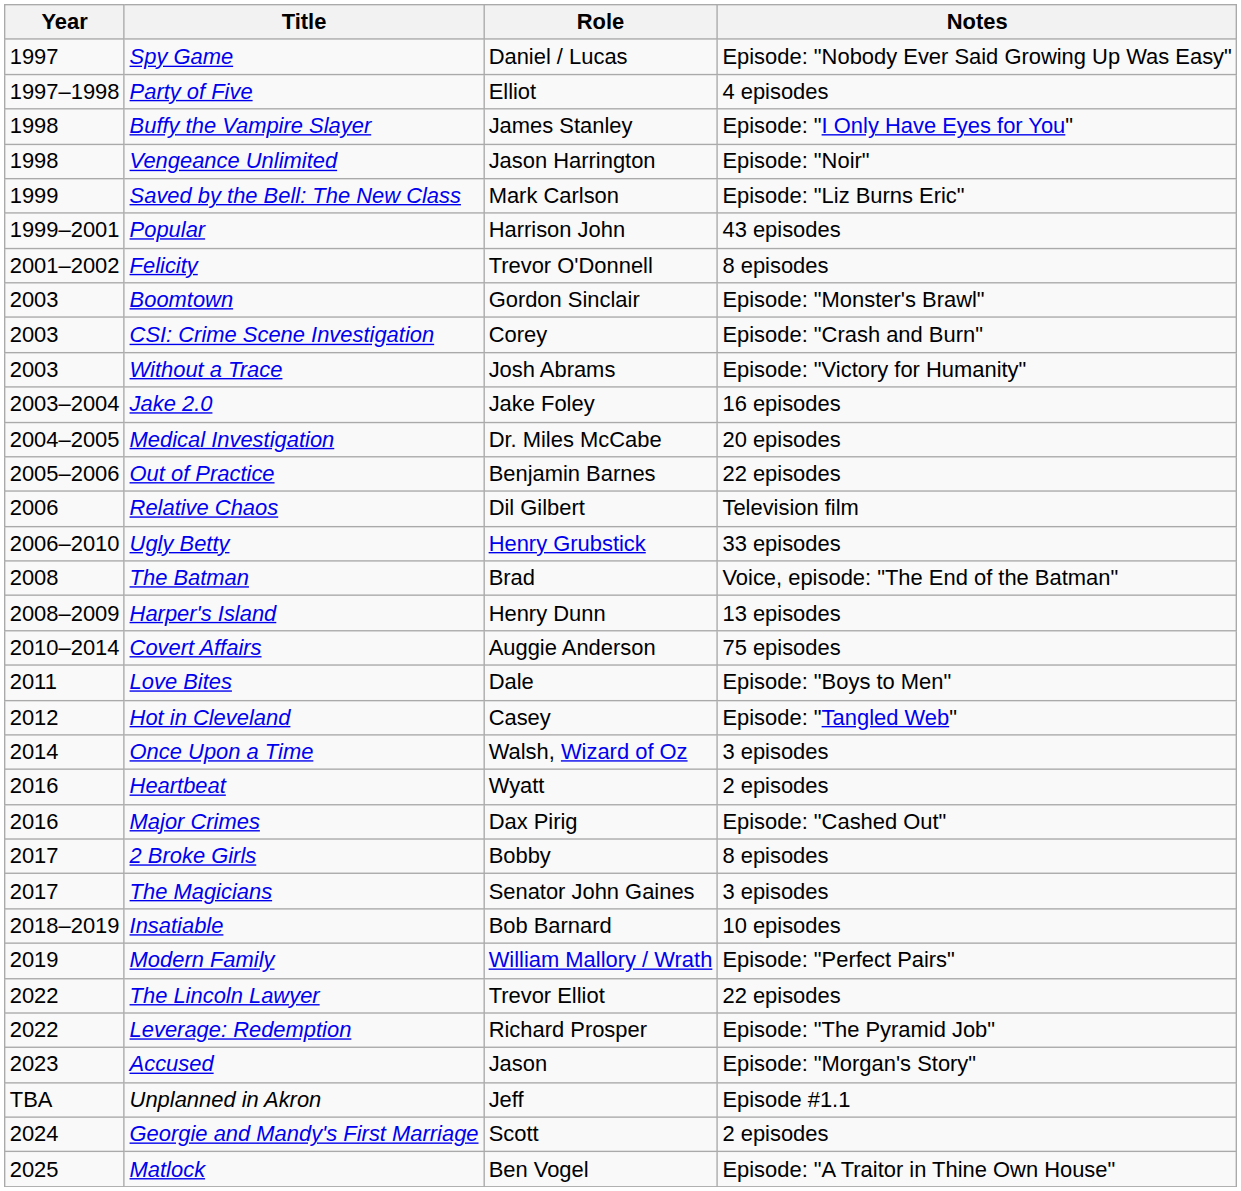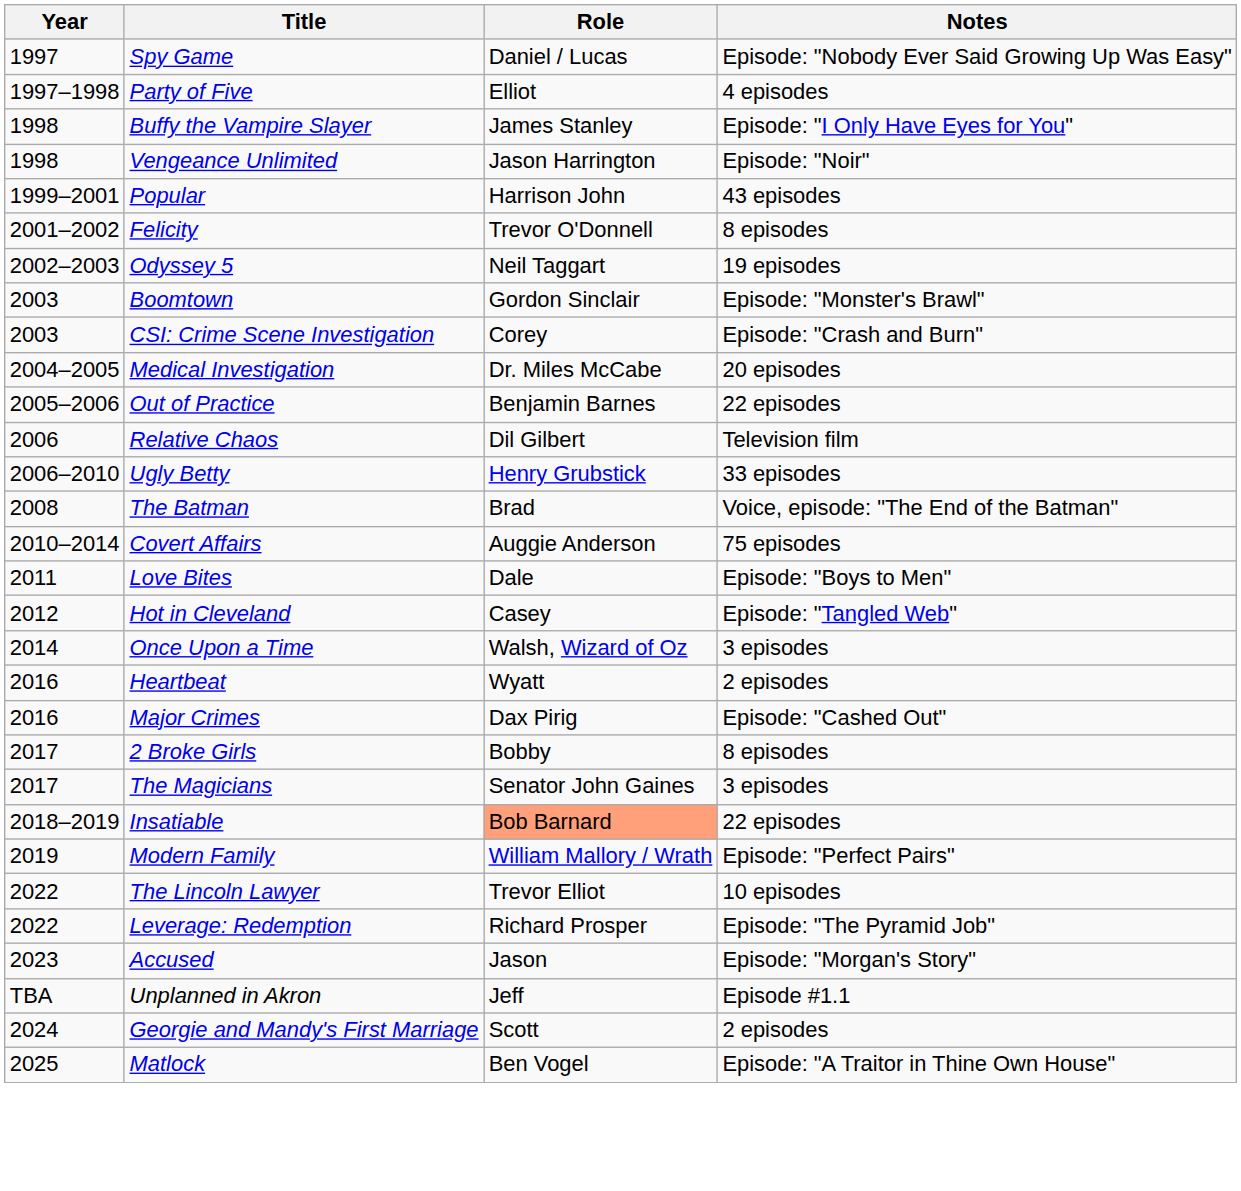- row: (295, 195)
+ row: (181, 265)
- row: (206, 369)
- row: (171, 404)
- row: (203, 612)
(550, 925) no background -> (550, 821) lightsalmon background
(782, 925) 10 episodes -> (782, 821) 22 episodes
(782, 995) 22 episodes -> (782, 890) 10 episodes
